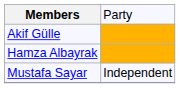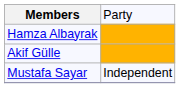rows swapped: (52, 54) <-> (34, 34)
